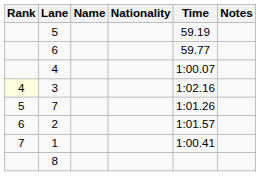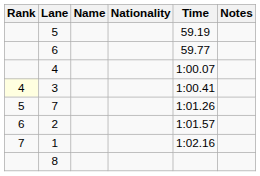(195, 87) 1:02.16 -> (195, 87) 1:00.41
(195, 143) 1:00.41 -> (195, 143) 1:02.16
